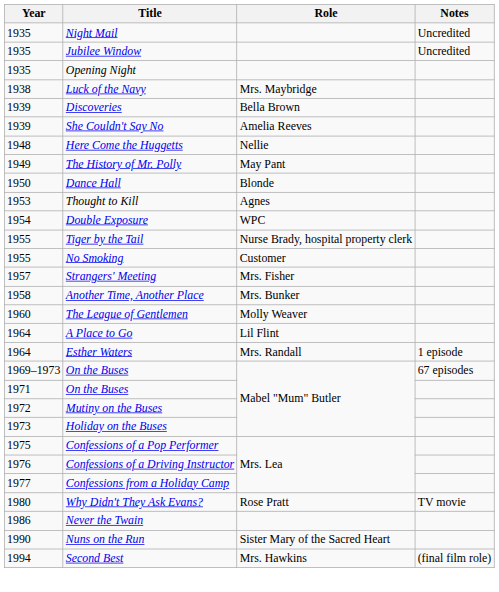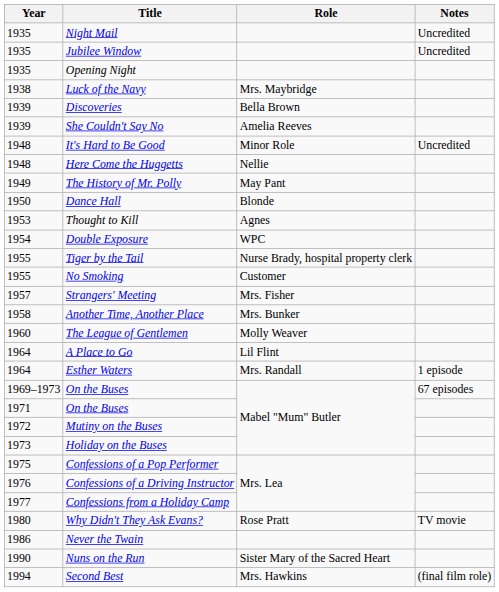+ row: (19, 145)
